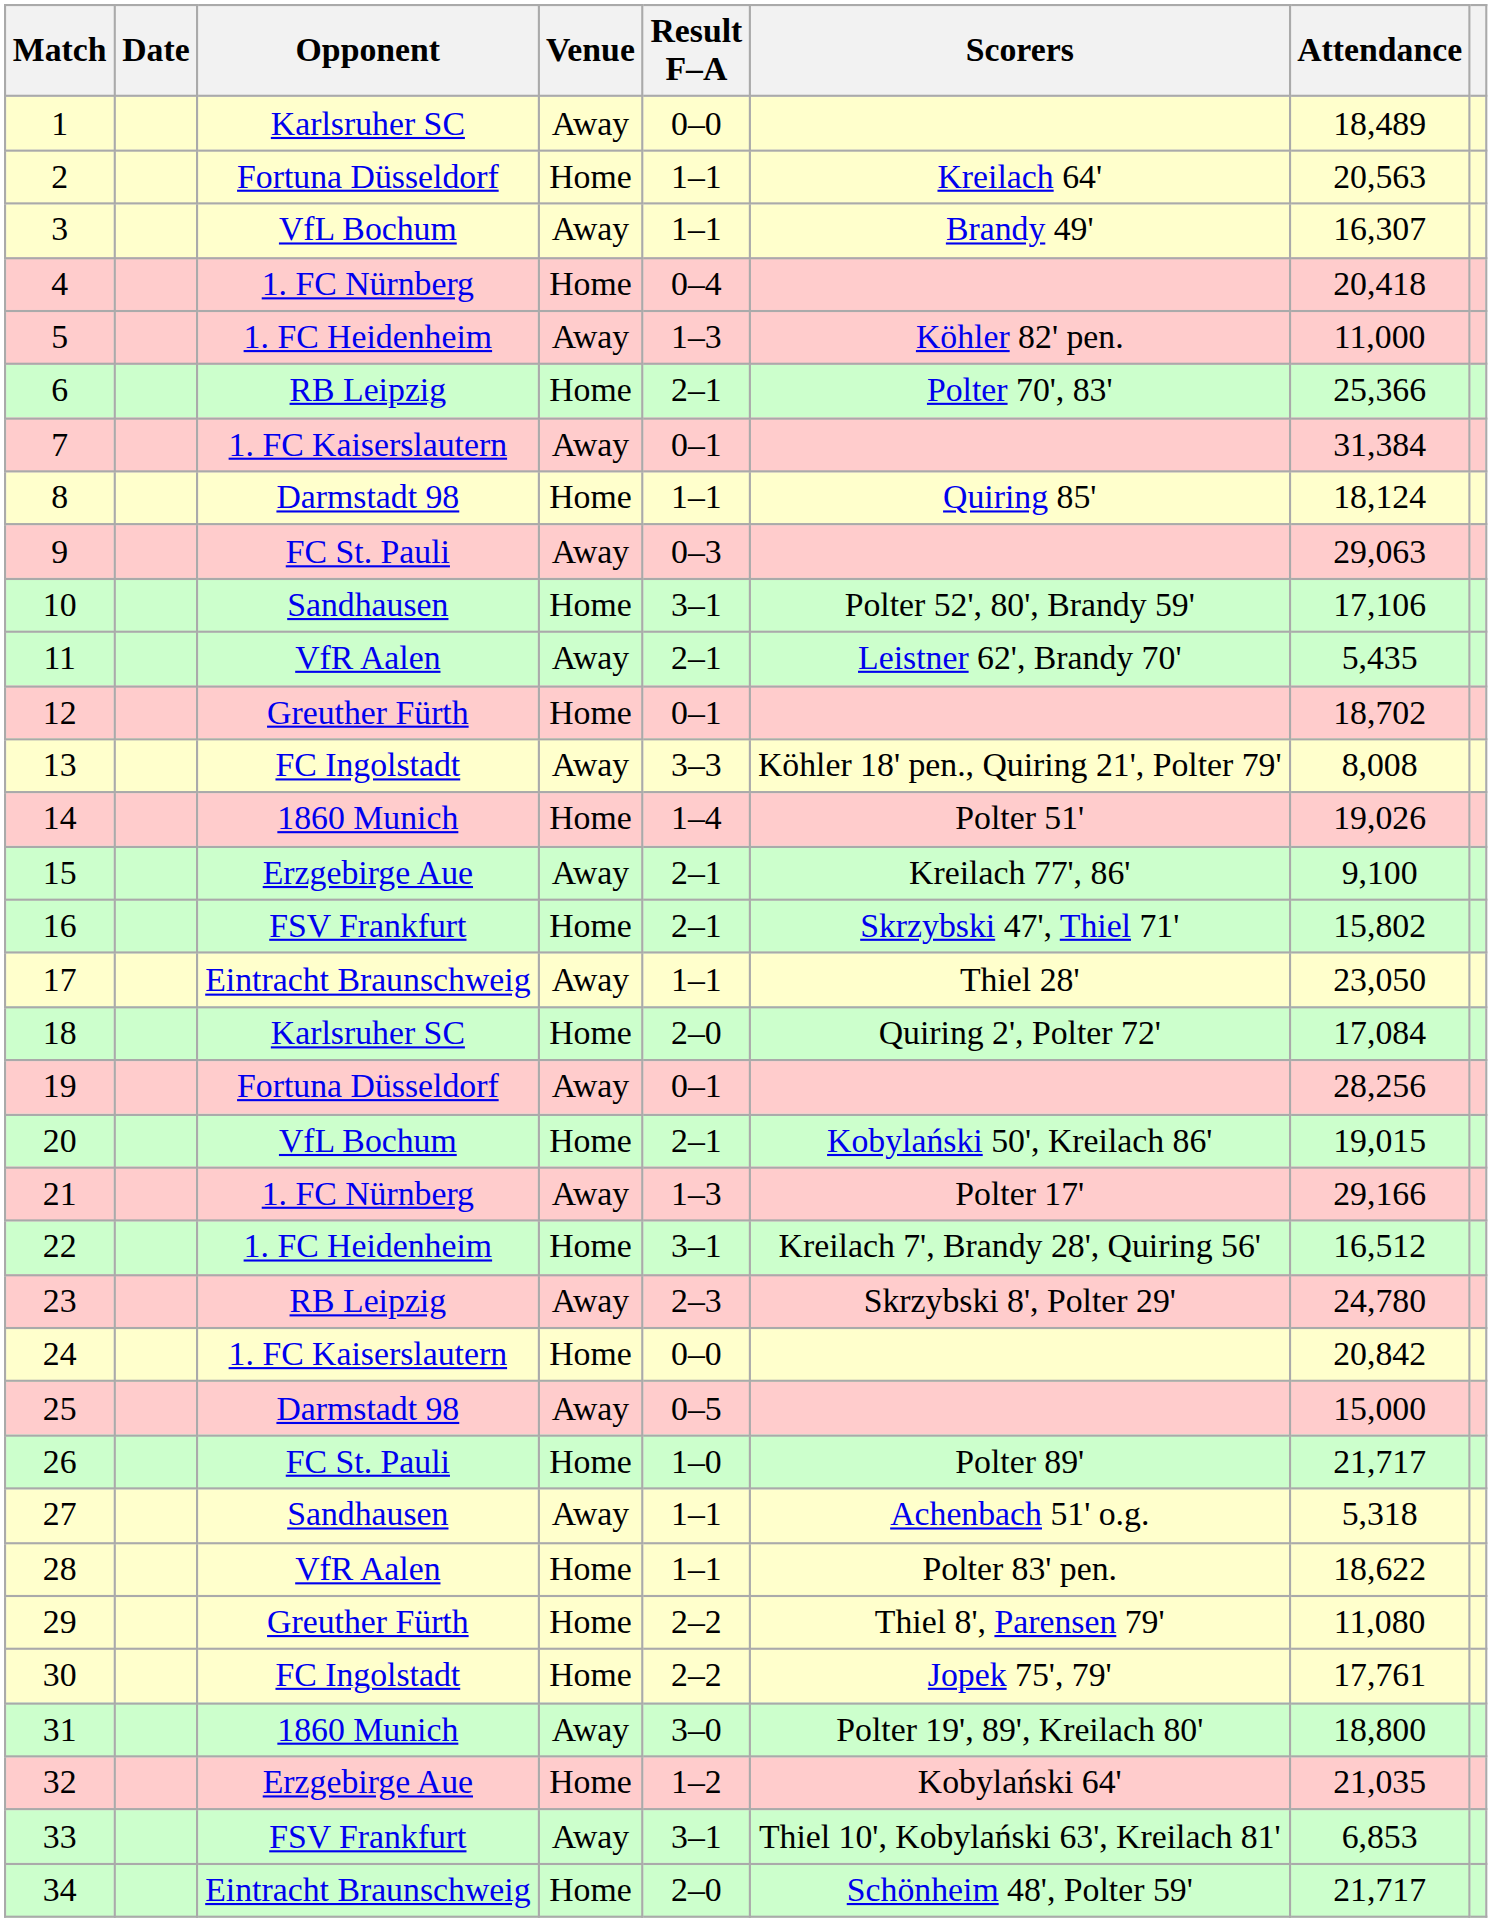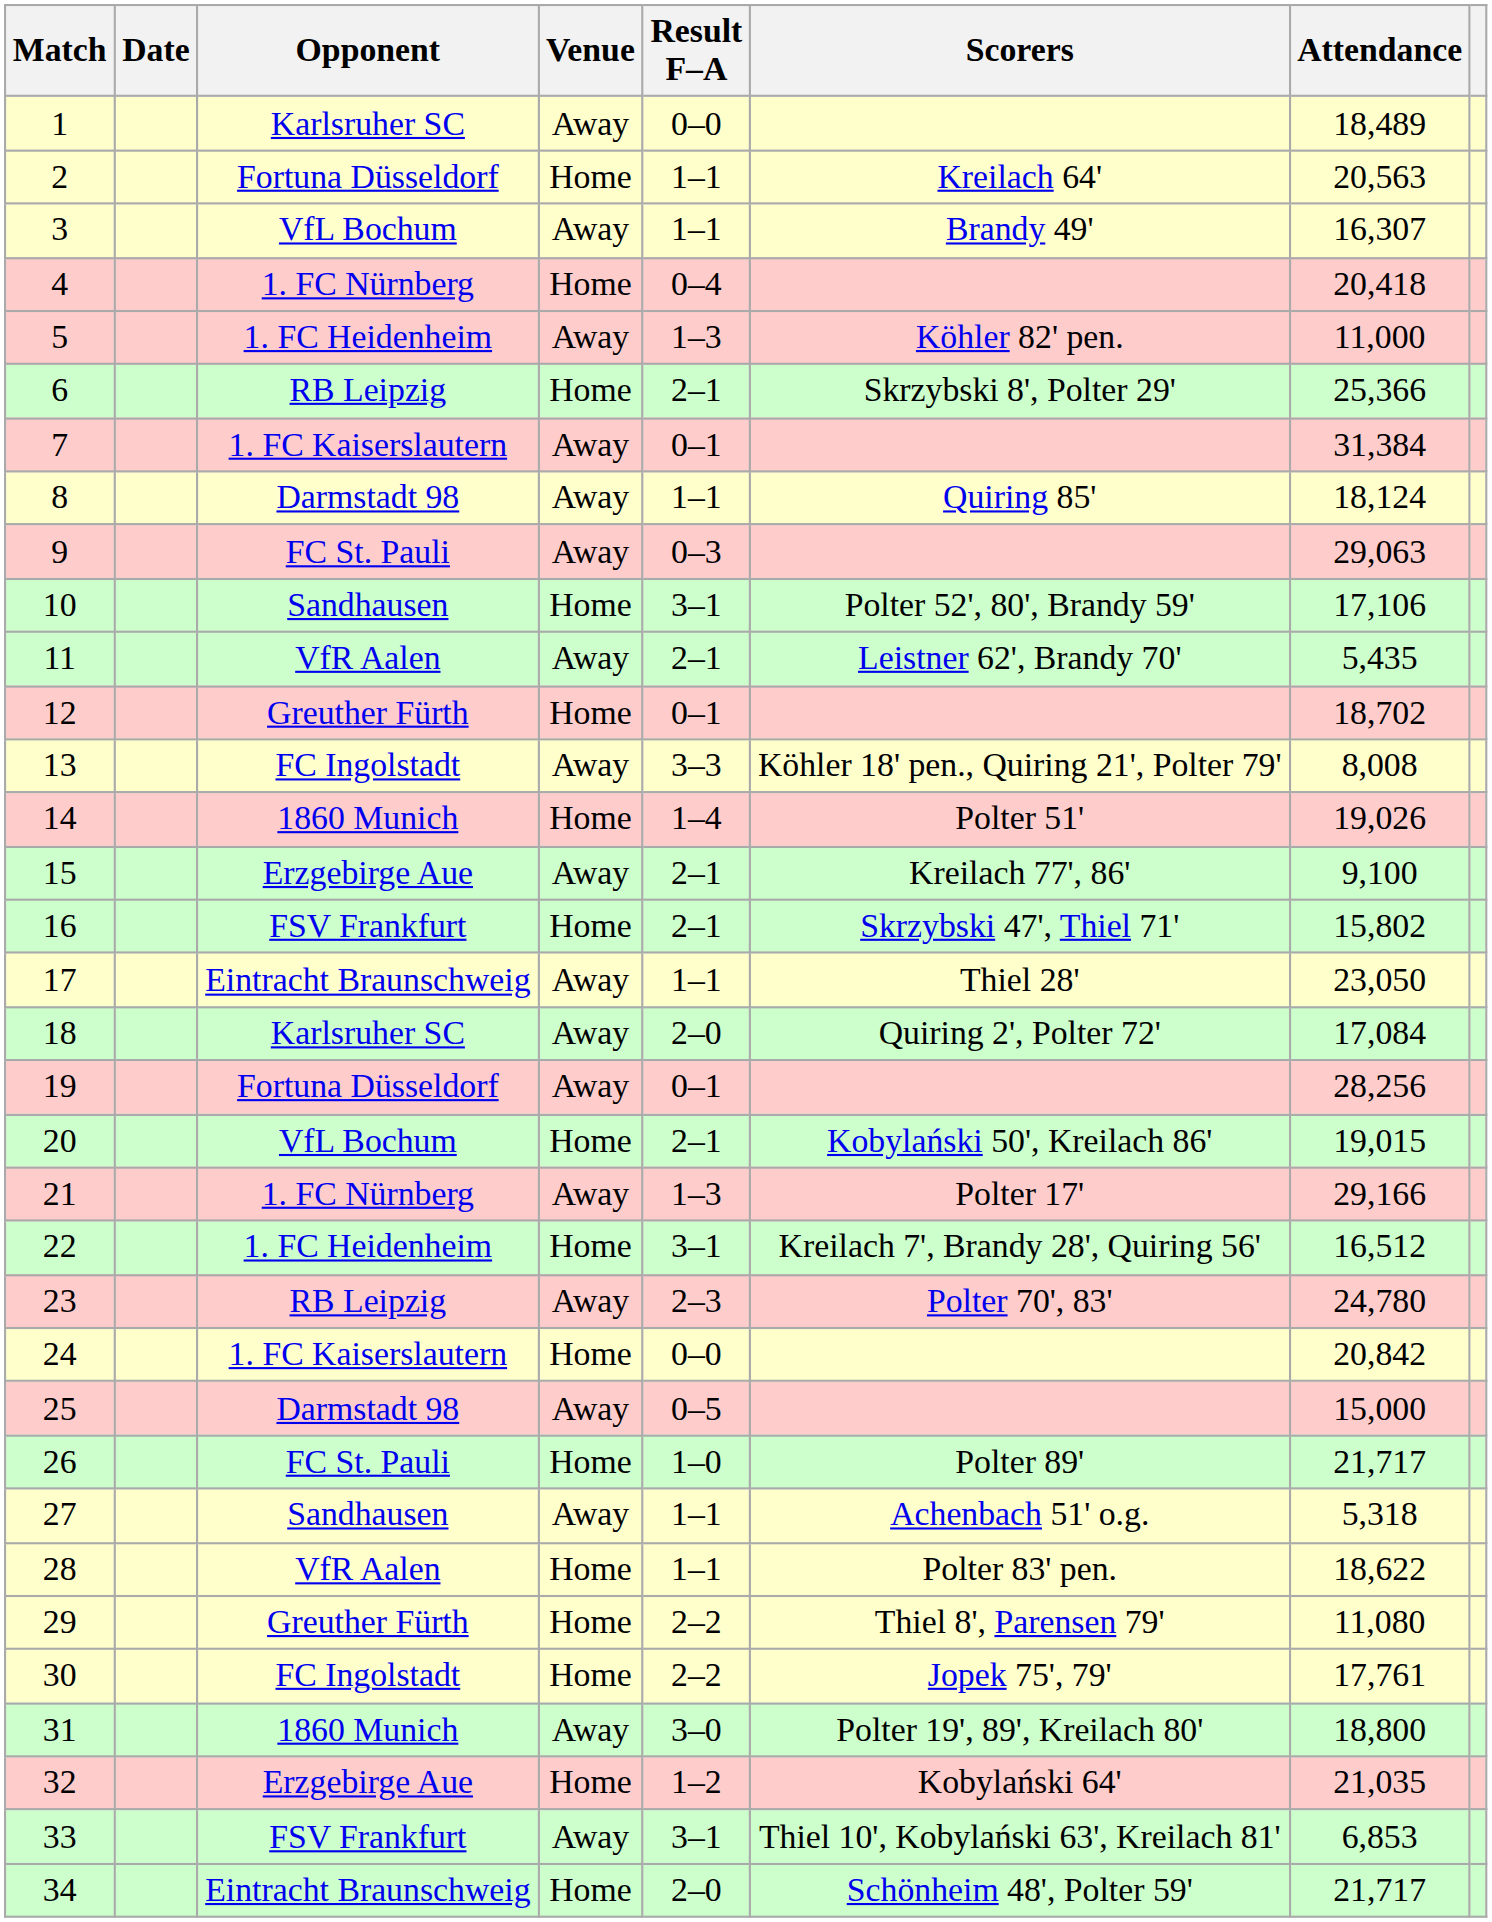(1020, 390) Polter 70', 83' -> (1020, 390) Skrzybski 8', Polter 29'
(590, 497) Home -> (590, 497) Away
(590, 1032) Home -> (590, 1032) Away
(1020, 1300) Skrzybski 8', Polter 29' -> (1020, 1300) Polter 70', 83'
